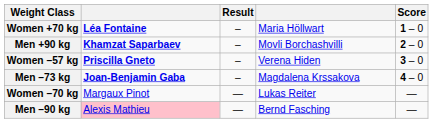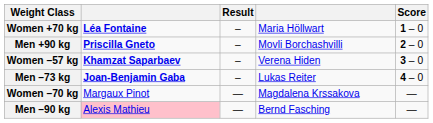(132, 45) Khamzat Saparbaev -> (119, 45) Priscilla Gneto
(119, 61) Priscilla Gneto -> (132, 61) Khamzat Saparbaev
(309, 77) Magdalena Krssakova -> (287, 77) Lukas Reiter
(287, 93) Lukas Reiter -> (309, 93) Magdalena Krssakova
